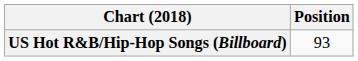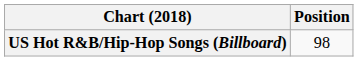(322, 42) 93 -> (322, 42) 98
